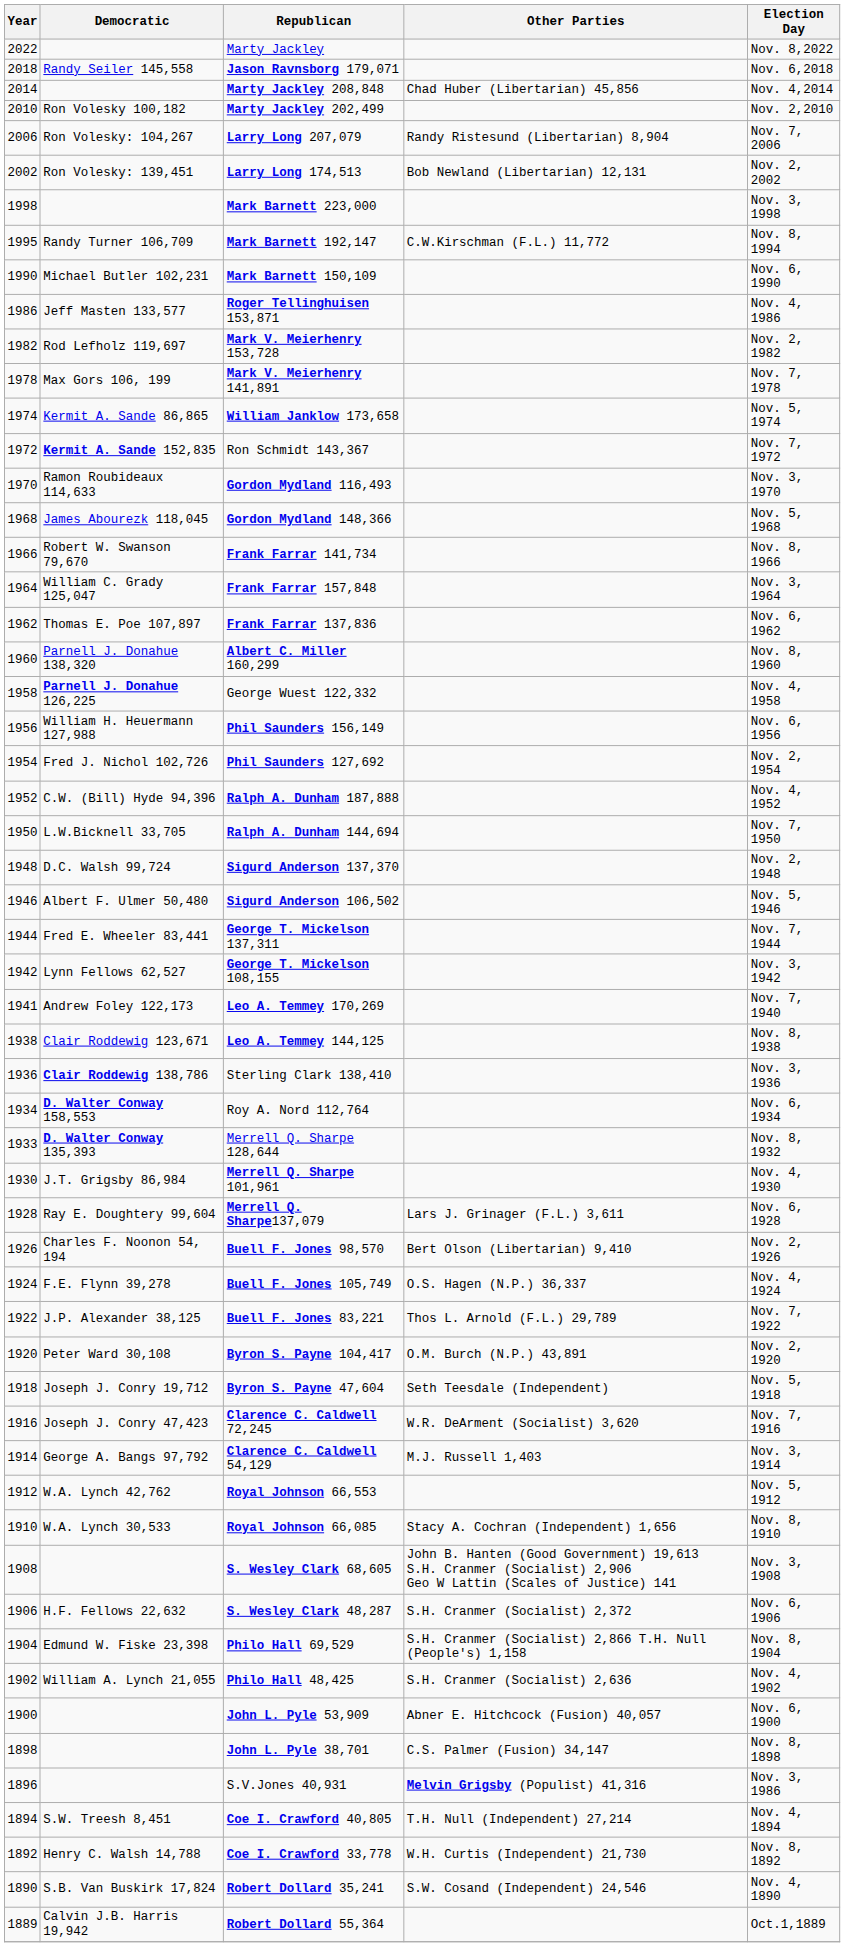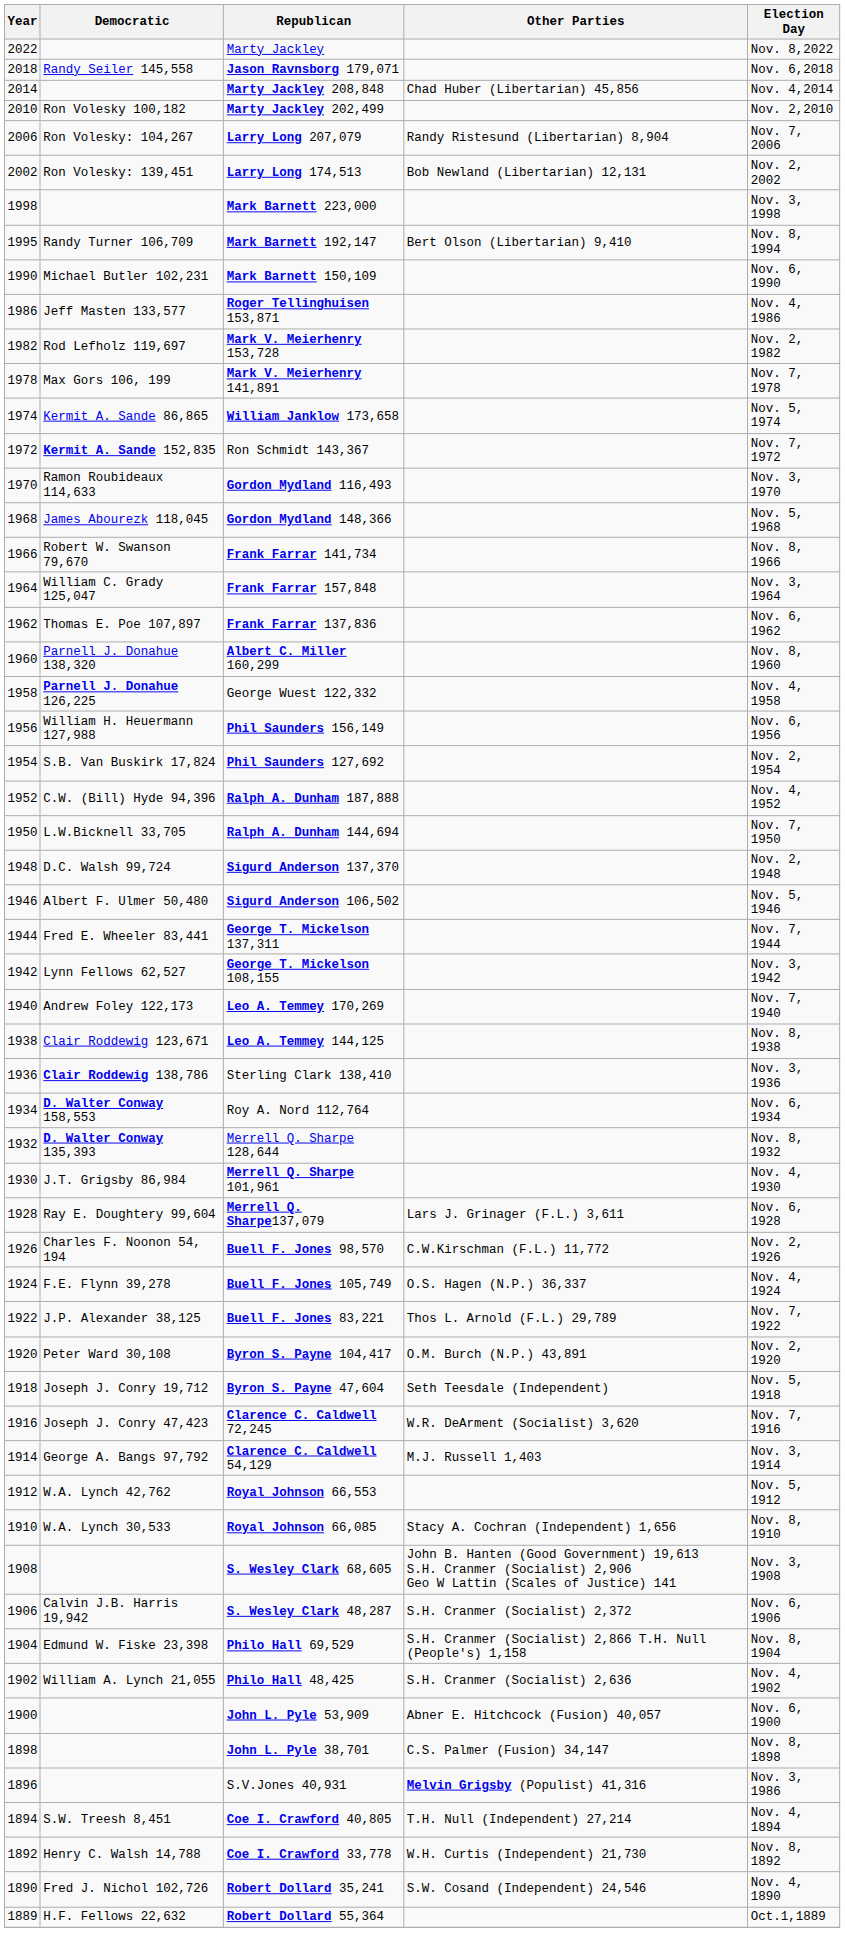(508, 242) C.W.Kirschman (F.L.) 11,772 -> (519, 242) Bert Olson (Libertarian) 9,410
(126, 763) Fred J. Nichol 102,726 -> (129, 763) S.B. Van Buskirk 17,824
(22, 1006) 1941 -> (22, 1006) 1940
(22, 1145) 1933 -> (22, 1145) 1932
(519, 1250) Bert Olson (Libertarian) 9,410 -> (508, 1250) C.W.Kirschman (F.L.) 11,772
(115, 1611) H.F. Fellows 22,632 -> (111, 1611) Calvin J.B. Harris 19,942
(129, 1889) S.B. Van Buskirk 17,824 -> (126, 1889) Fred J. Nichol 102,726
(111, 1924) Calvin J.B. Harris 19,942 -> (115, 1917) H.F. Fellows 22,632
